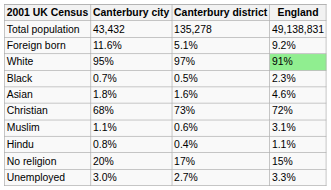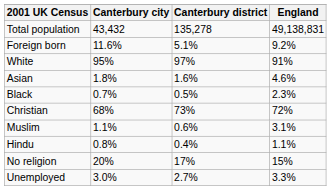(282, 62) lightgreen background -> (282, 62) no background
rows swapped: (20, 95) <-> (19, 78)
